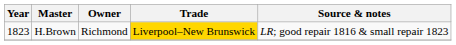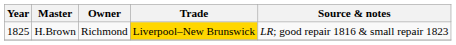(18, 31) 1823 -> (18, 31) 1825
